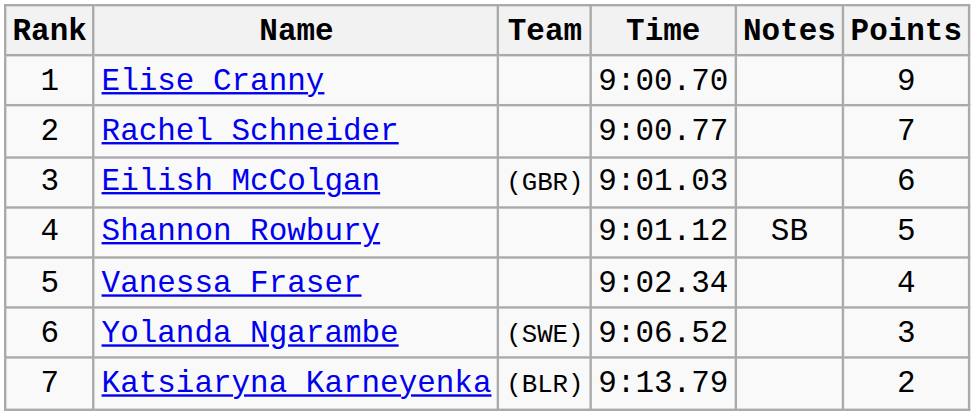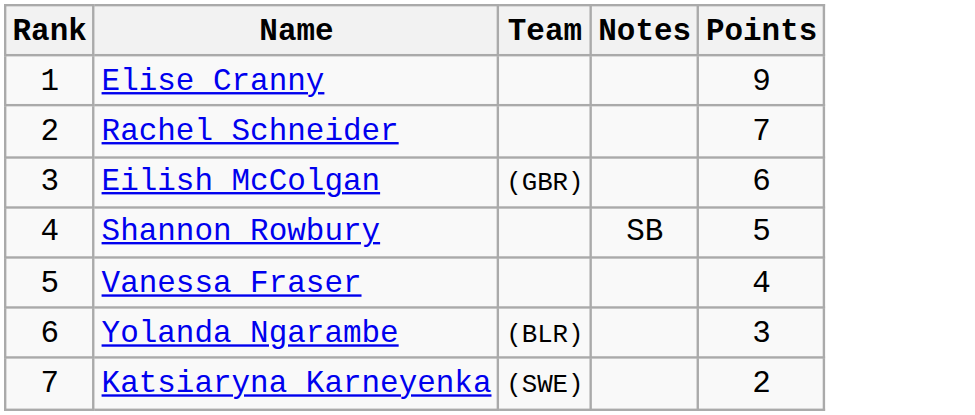- column: (663, 30)
(545, 334) (SWE) -> (545, 334) (BLR)
(545, 385) (BLR) -> (545, 385) (SWE)
